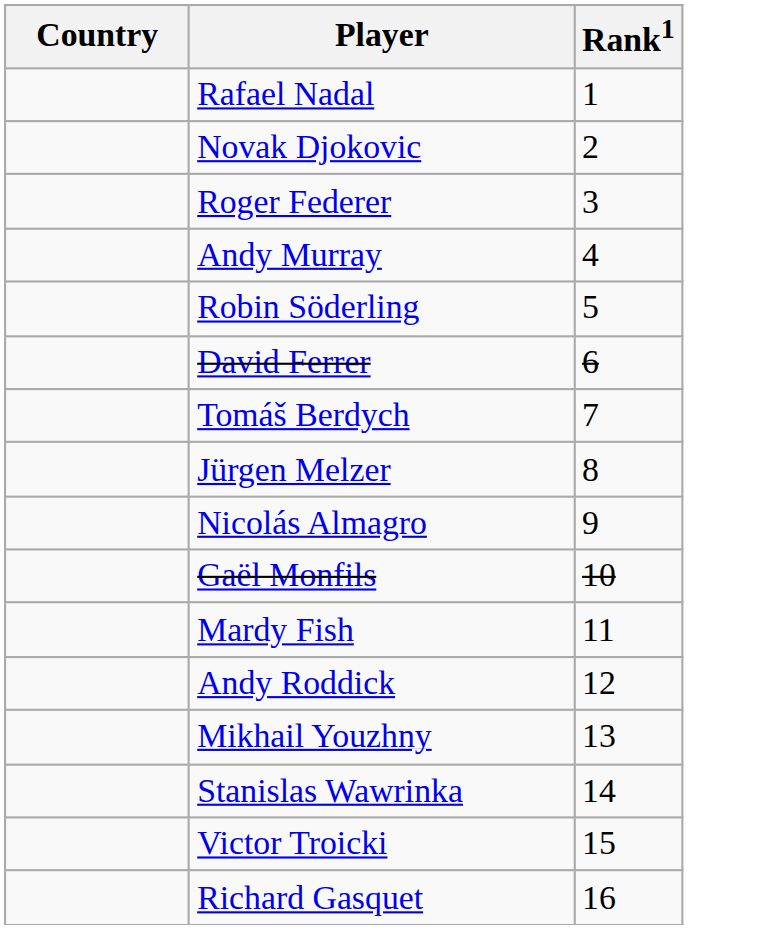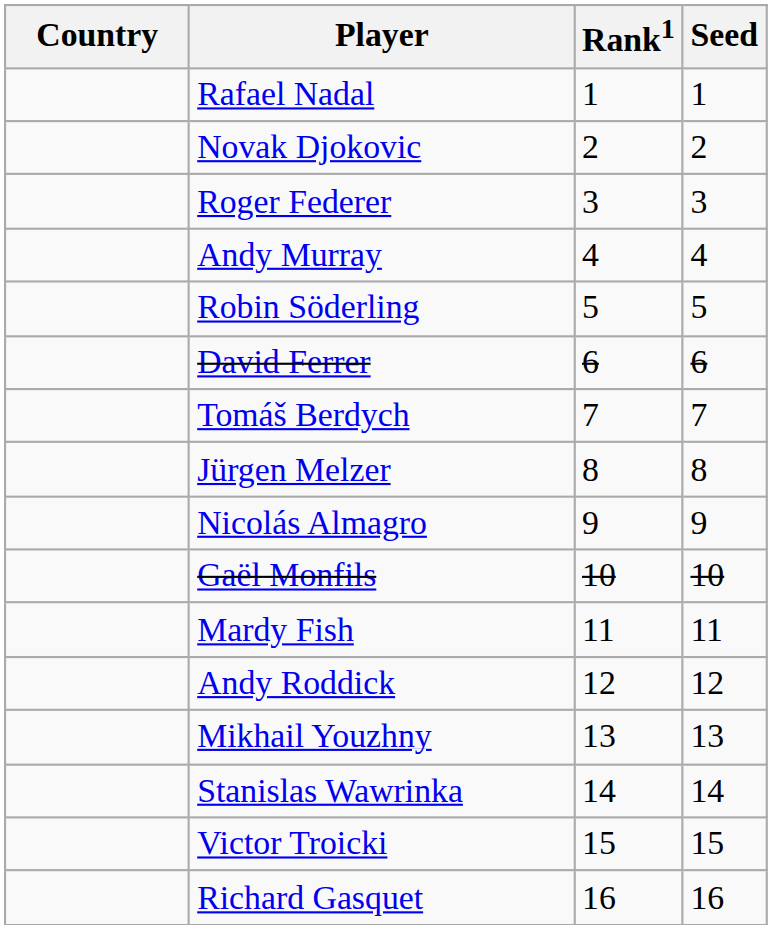+ column: (724, 35)
